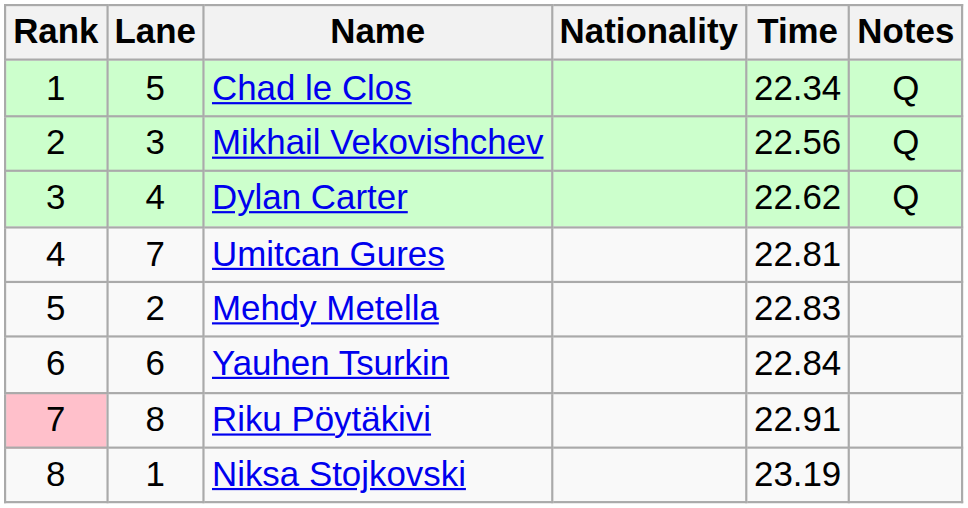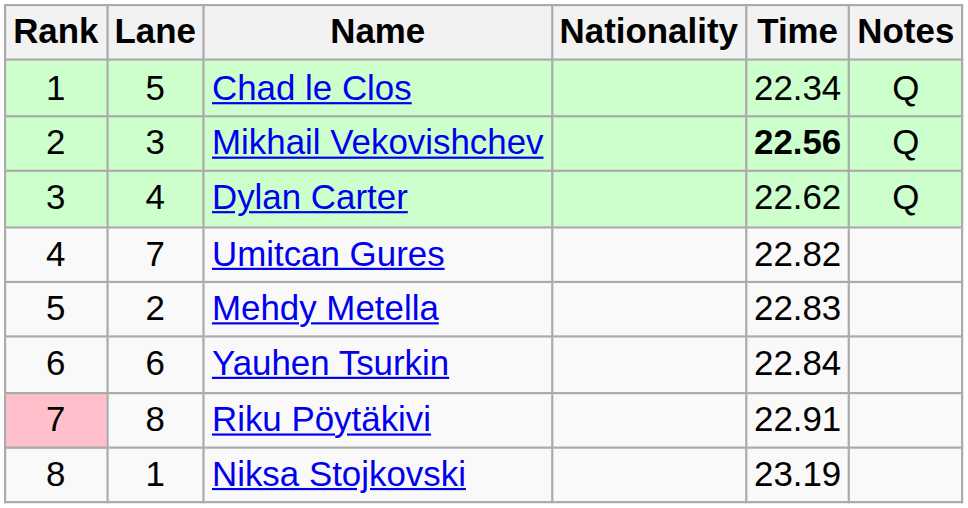(798, 142) normal -> (798, 142) bold
(798, 253) 22.81 -> (798, 253) 22.82
